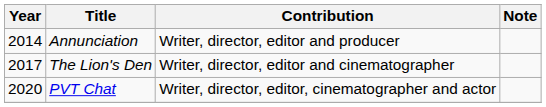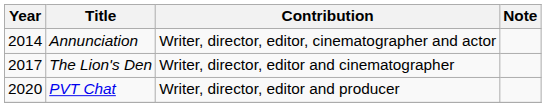(279, 41) Writer, director, editor and producer -> (328, 41) Writer, director, editor, cinematographer and actor
(328, 89) Writer, director, editor, cinematographer and actor -> (279, 89) Writer, director, editor and producer
